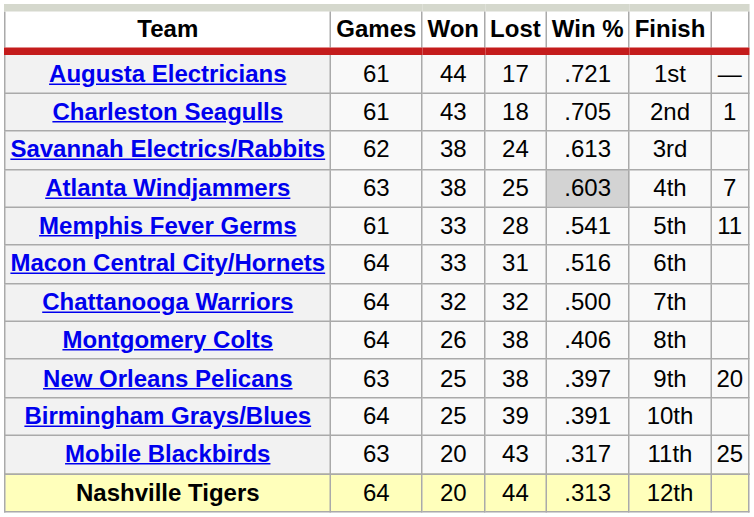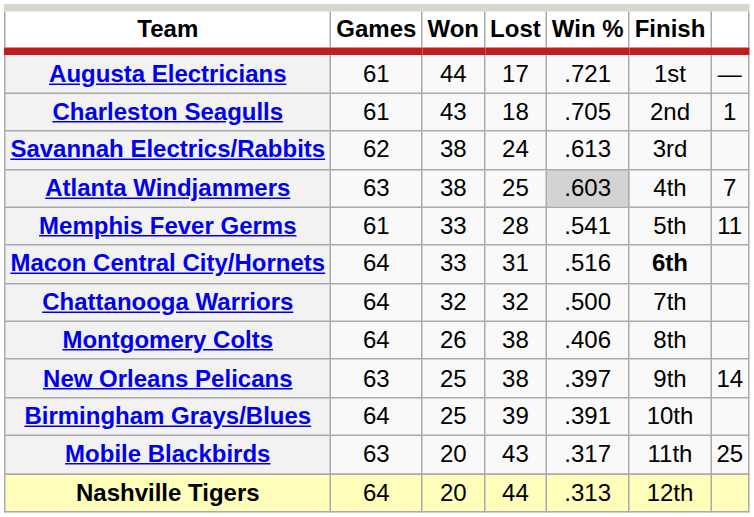(670, 263) normal -> (670, 263) bold
(730, 378) 20 -> (730, 378) 14
